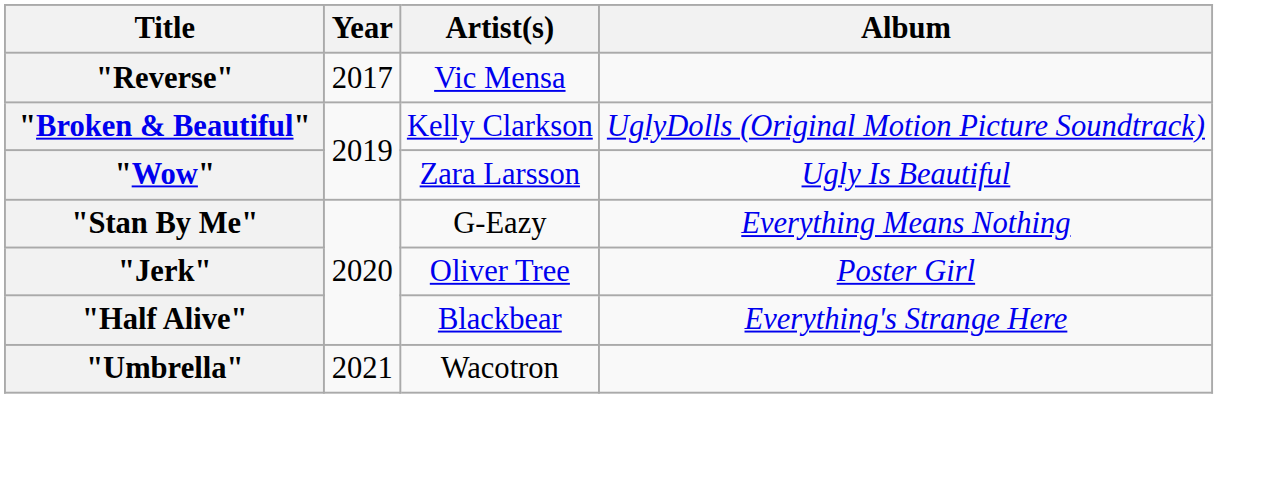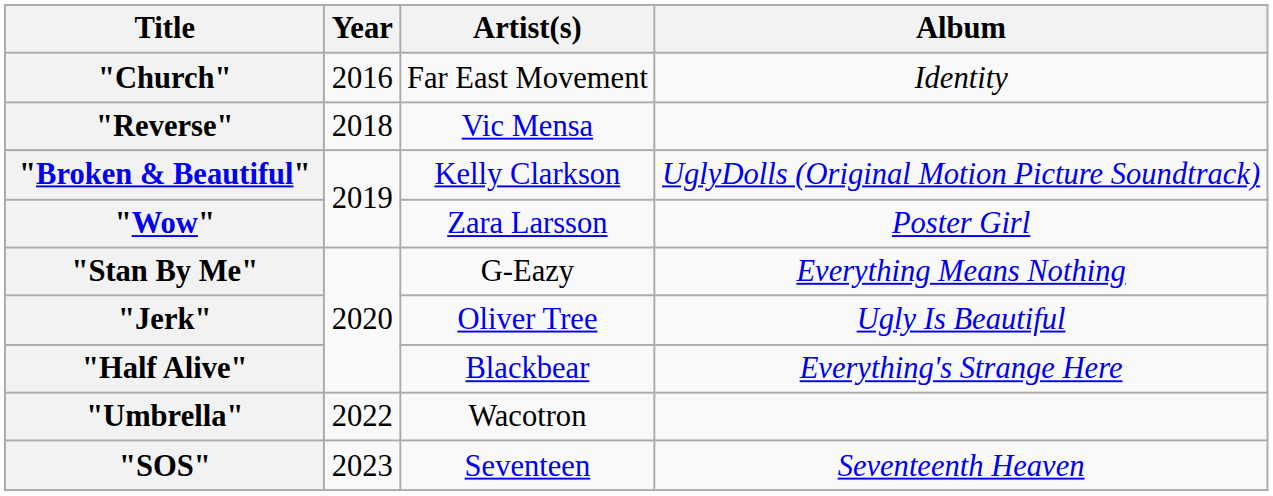+ row: (165, 77)
(362, 77) 2017 -> (362, 125) 2018
(906, 174) Ugly Is Beautiful -> (961, 222) Poster Girl
(906, 271) Poster Girl -> (961, 319) Ugly Is Beautiful
(362, 367) 2021 -> (362, 416) 2022
+ row: (165, 464)
